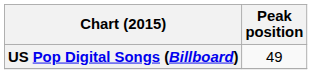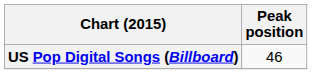(274, 56) 49 -> (274, 56) 46
